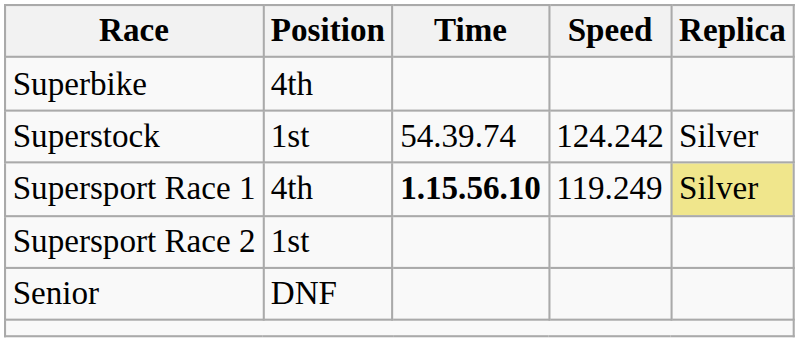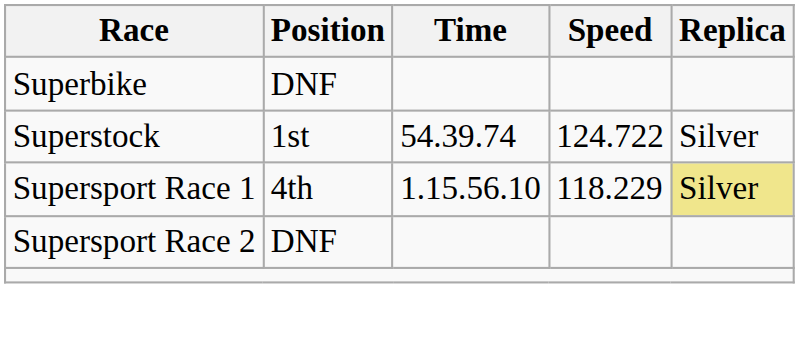(292, 83) 4th -> (304, 83) DNF
(610, 135) 124.242 -> (610, 135) 124.722
(471, 188) bold -> (471, 188) normal
(609, 188) 119.249 -> (609, 188) 118.229
(290, 240) 1st -> (304, 240) DNF
- row: (56, 293)
